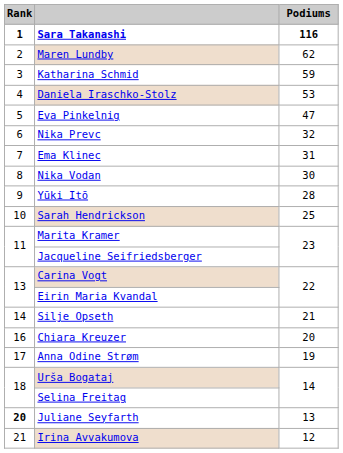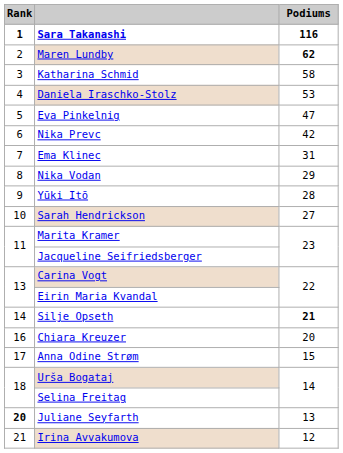(309, 55) normal -> (309, 55) bold
(309, 75) 59 -> (309, 75) 58
(309, 135) 32 -> (309, 135) 42
(309, 176) 30 -> (309, 176) 29
(309, 216) 25 -> (309, 216) 27
(309, 317) normal -> (309, 317) bold
(309, 357) 19 -> (309, 357) 15
